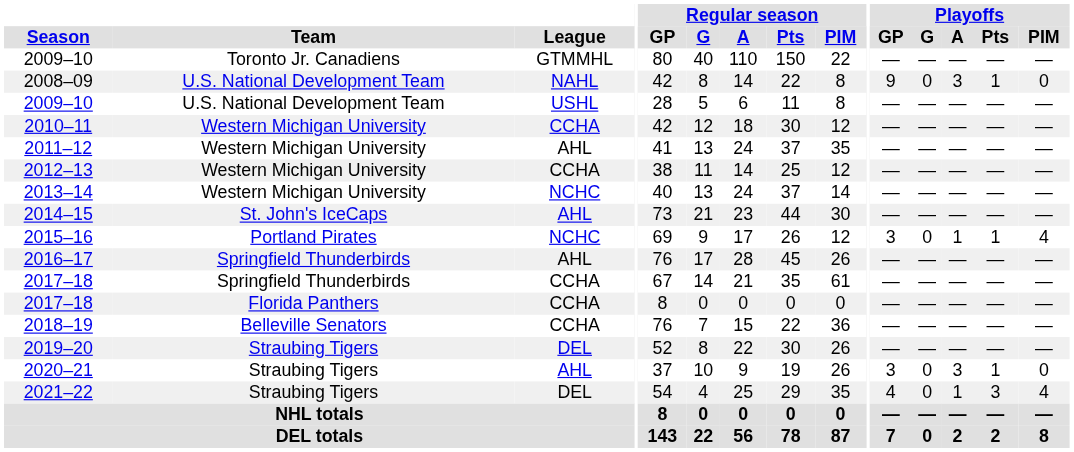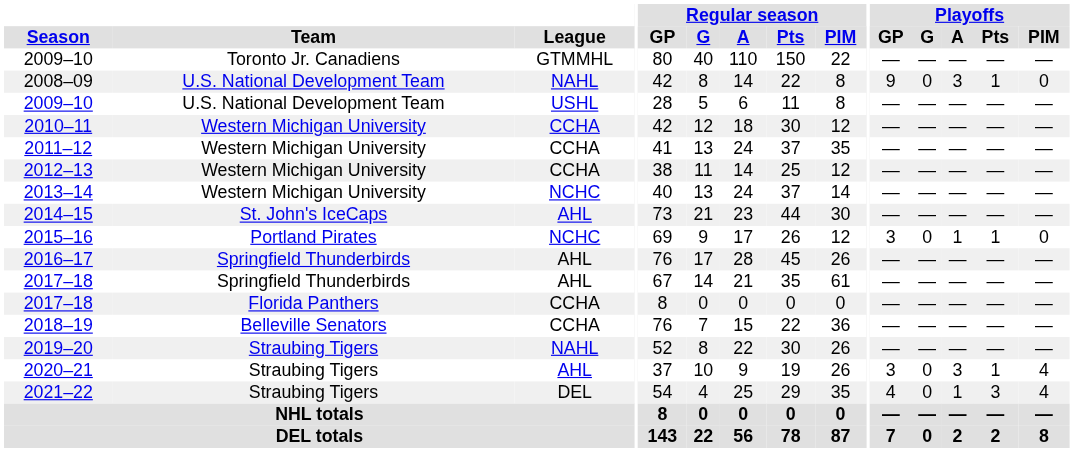(575, 148) AHL -> (575, 148) CCHA
(1044, 237) 4 -> (1044, 237) 0
(575, 281) CCHA -> (575, 281) AHL
(575, 348) DEL -> (575, 348) NAHL
(1044, 370) 0 -> (1044, 370) 4
